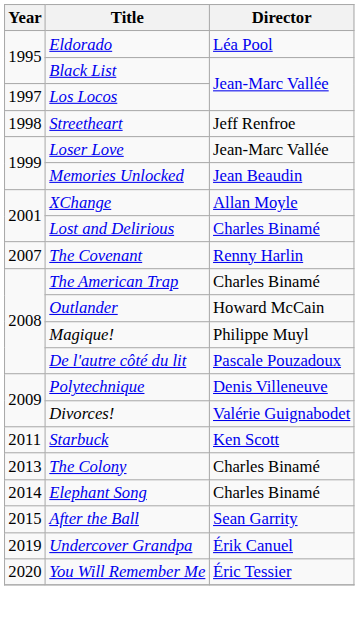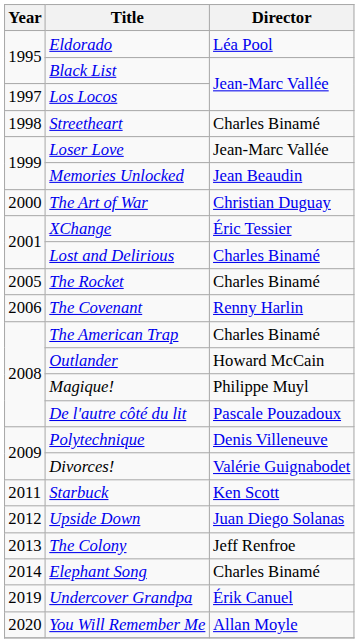(254, 123) Jeff Renfroe -> (266, 123) Charles Binamé
+ row: (99, 202)
(255, 202) Allan Moyle -> (252, 228) Éric Tessier
+ row: (87, 281)
(25, 255) 2007 -> (25, 307) 2006
+ row: (95, 519)
(266, 466) Charles Binamé -> (254, 545) Jeff Renfroe
- row: (94, 519)
(252, 571) Éric Tessier -> (255, 624) Allan Moyle
